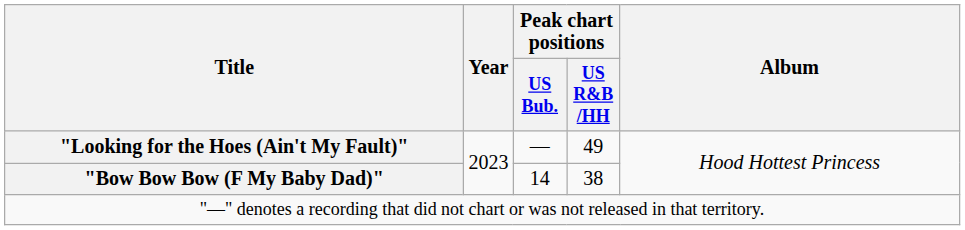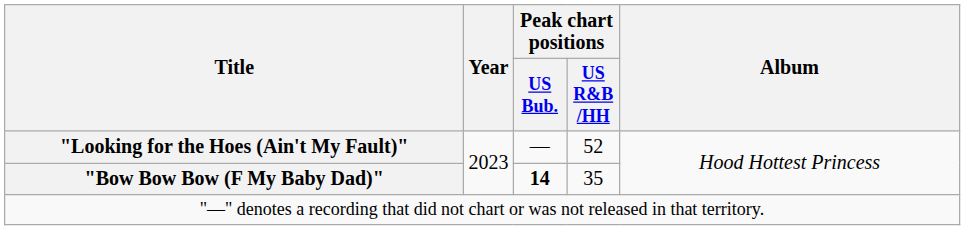(593, 146) 49 -> (593, 146) 52
(540, 178) normal -> (540, 178) bold
(593, 178) 38 -> (593, 178) 35
